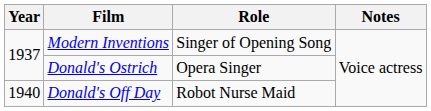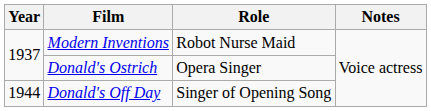(254, 42) Singer of Opening Song -> (236, 42) Robot Nurse Maid
(24, 93) 1940 -> (24, 93) 1944
(236, 93) Robot Nurse Maid -> (254, 93) Singer of Opening Song
